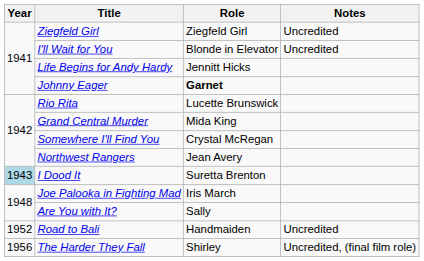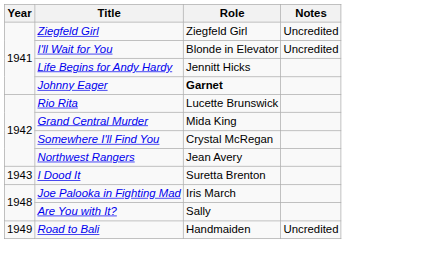(20, 175) lightblue background -> (20, 175) no background
(20, 229) 1952 -> (20, 229) 1949
- row: (91, 247)
